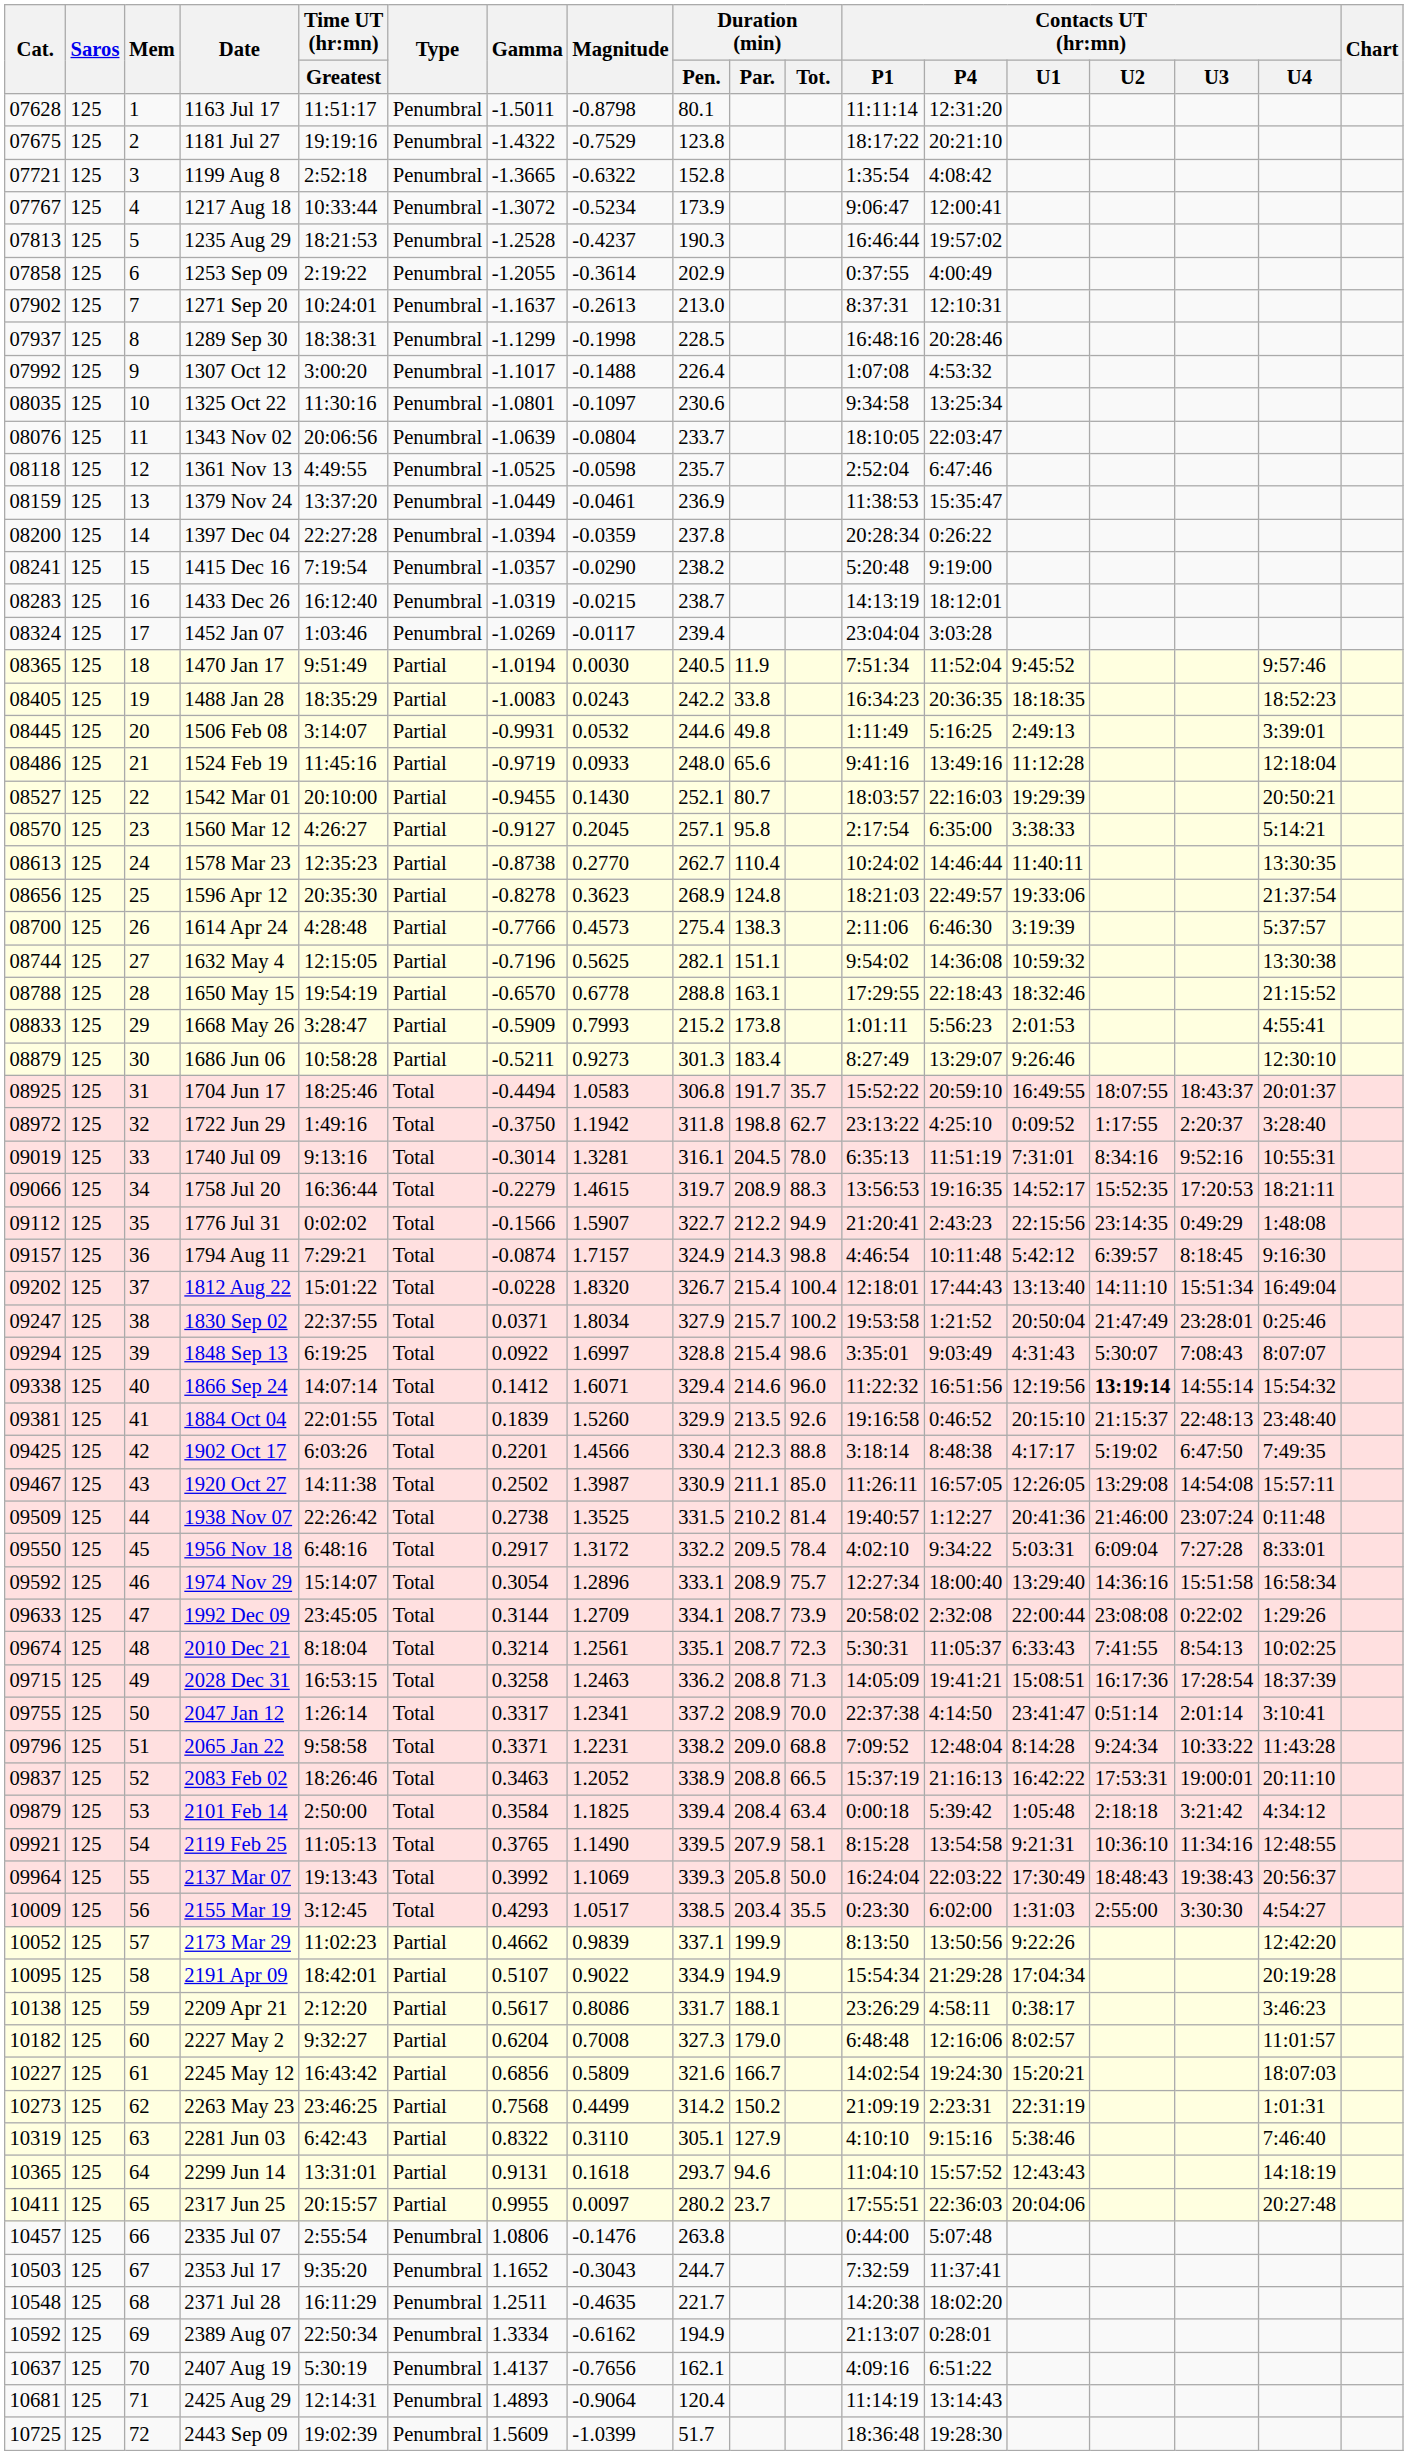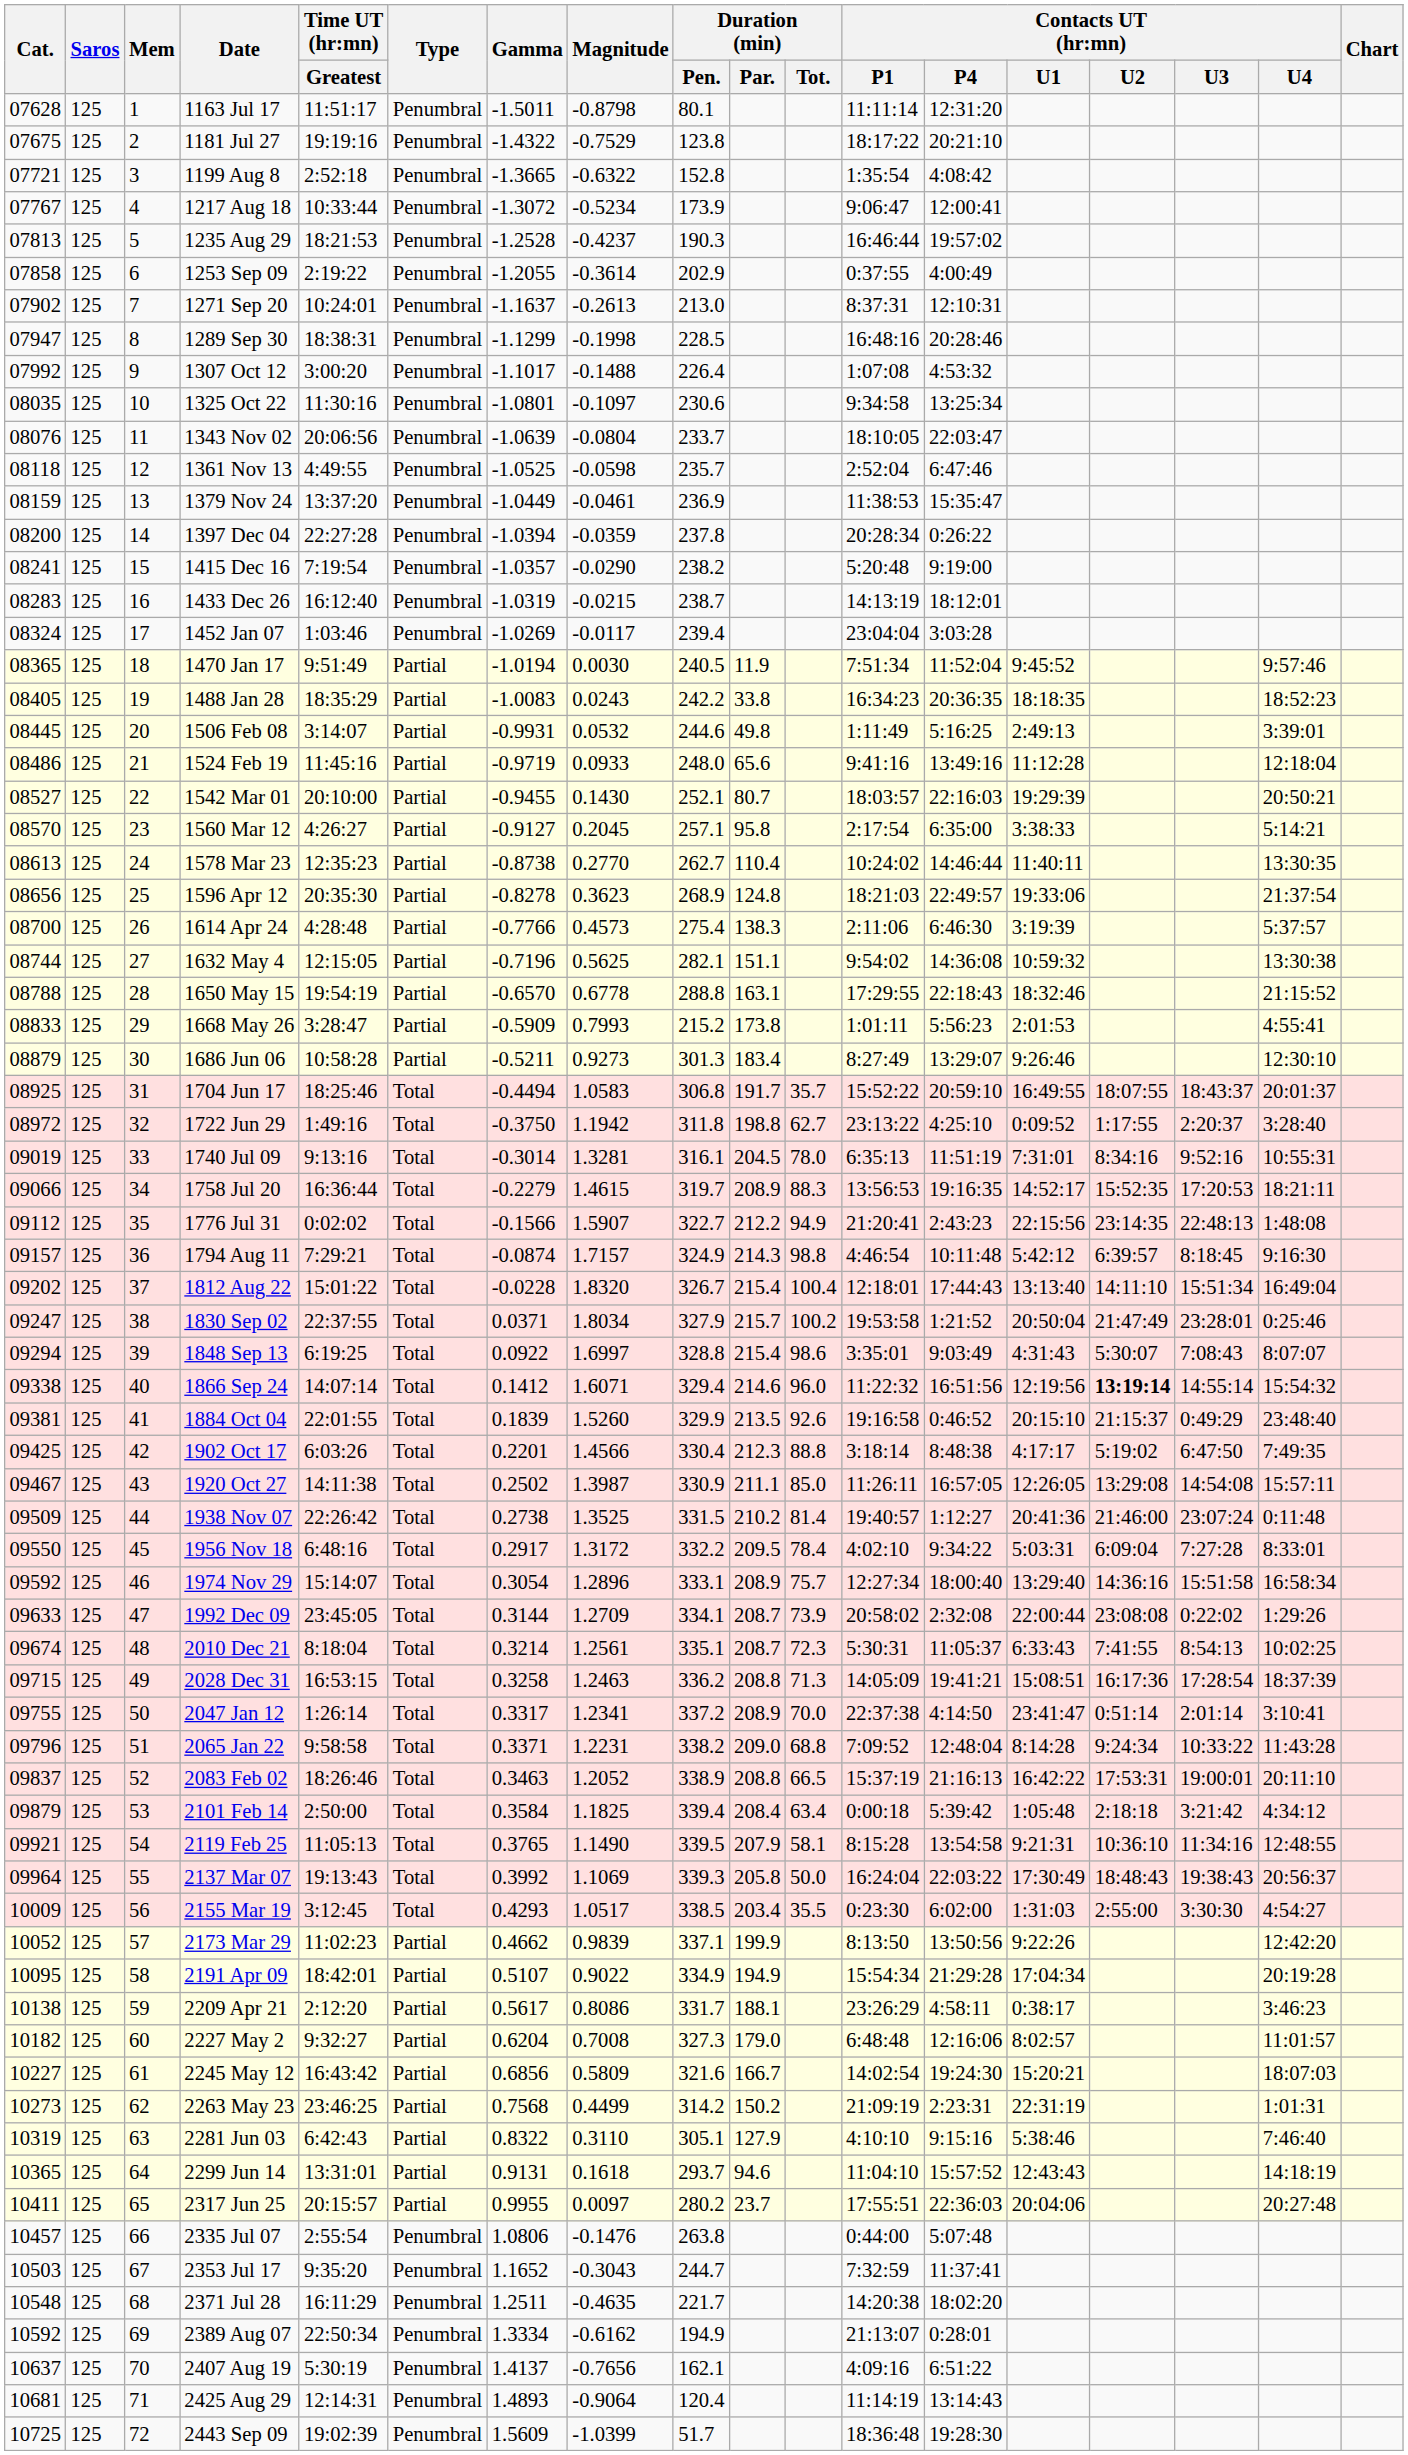(35, 338) 07937 -> (35, 338) 07947
(1211, 1222) 0:49:29 -> (1217, 1222) 22:48:13
(1217, 1418) 22:48:13 -> (1211, 1418) 0:49:29
